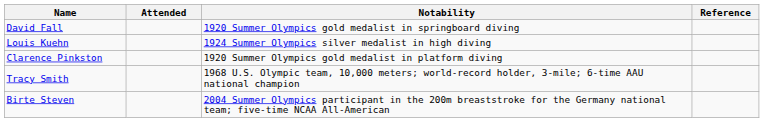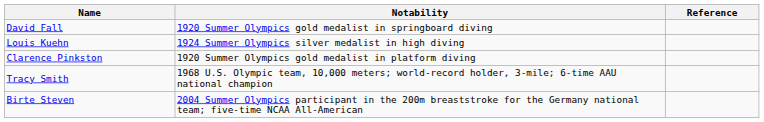- column: (164, 12)
